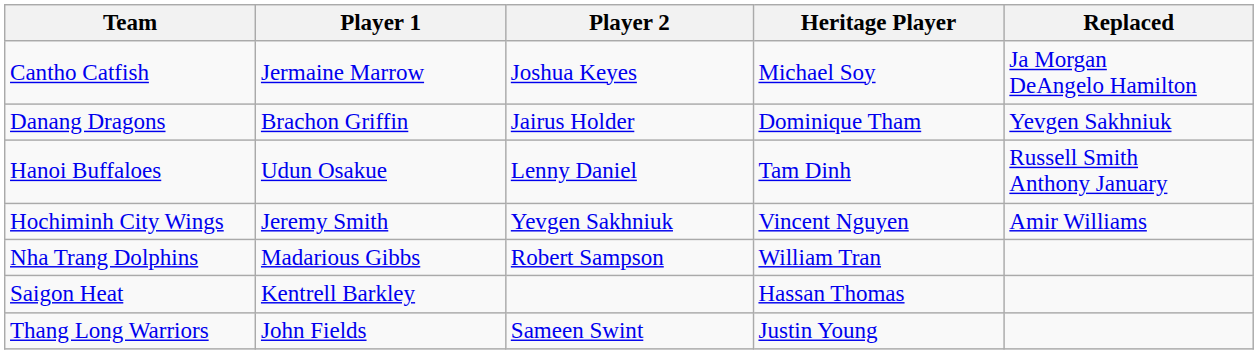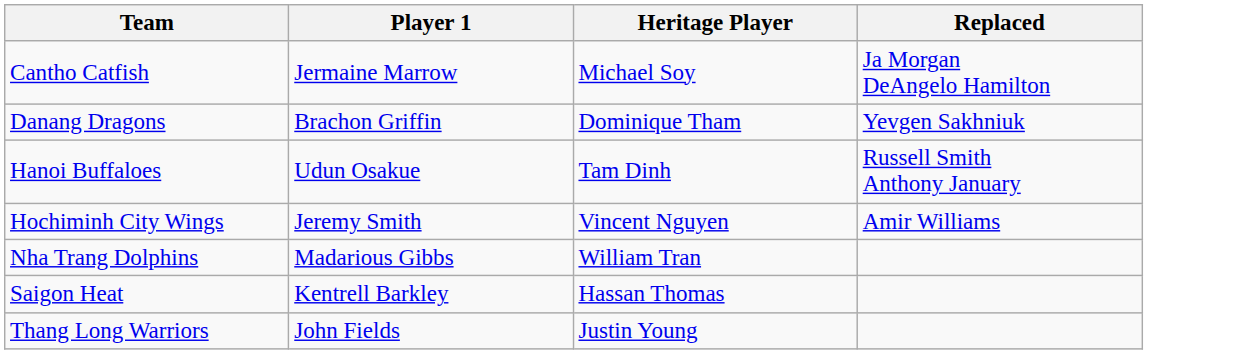- column: (629, 22)
